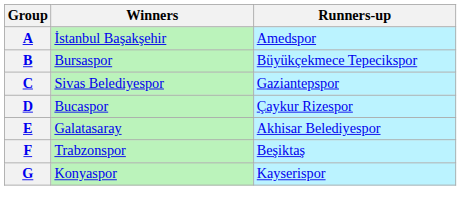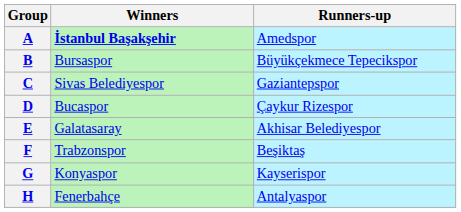(110, 38) normal -> (115, 38) bold
+ row: (28, 196)
